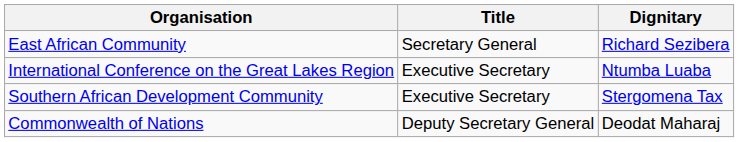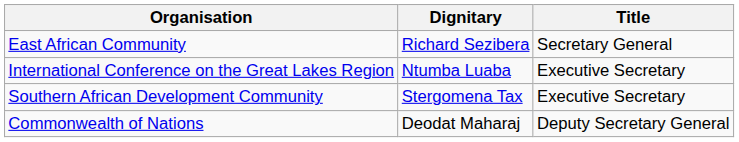columns swapped: (498, 17) <-> (666, 17)
